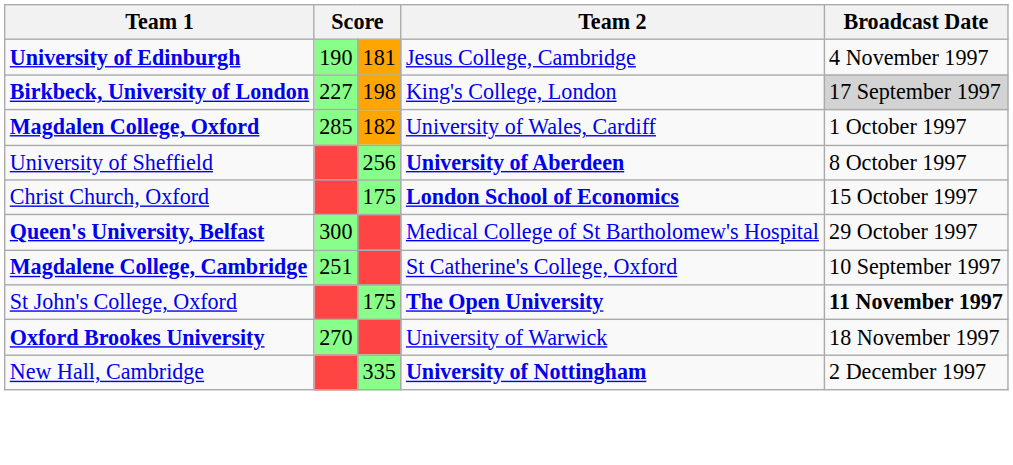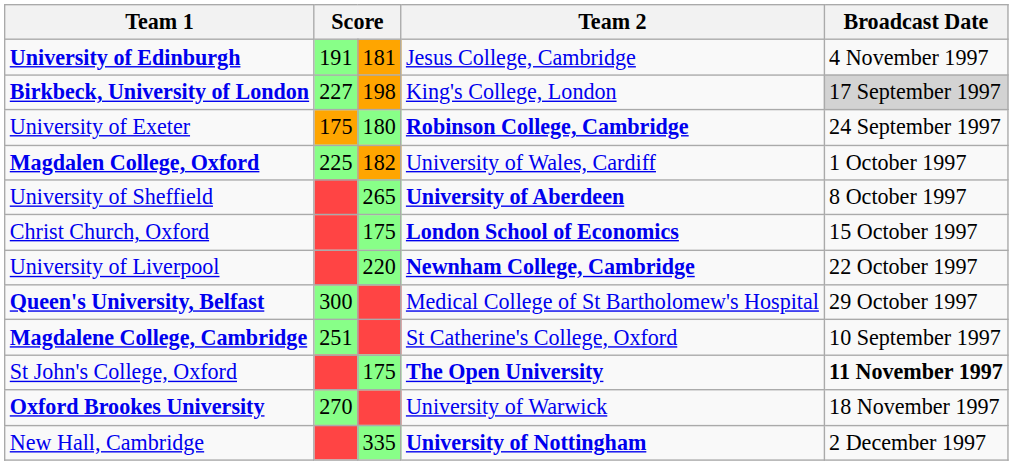(336, 57) 190 -> (336, 57) 191
+ row: (100, 127)
(336, 127) 285 -> (336, 162) 225
(379, 162) 256 -> (379, 197) 265
+ row: (115, 267)
